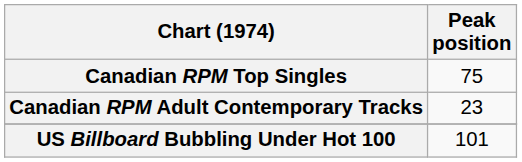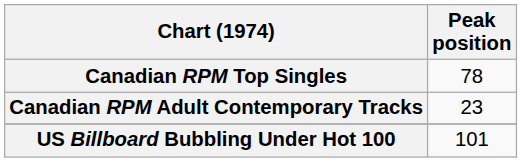(472, 75) 75 -> (472, 75) 78
